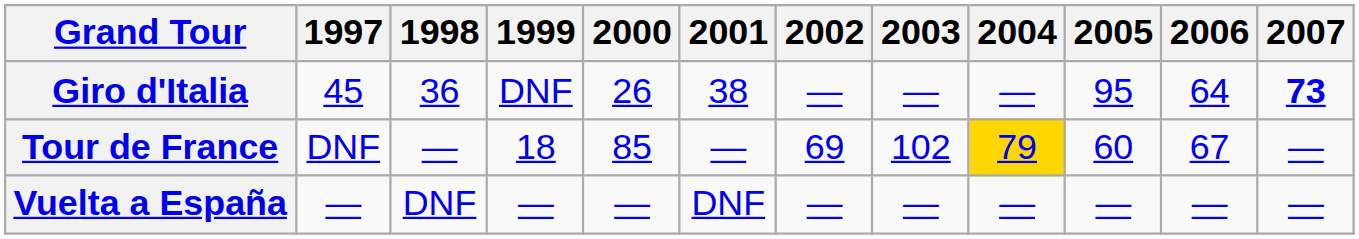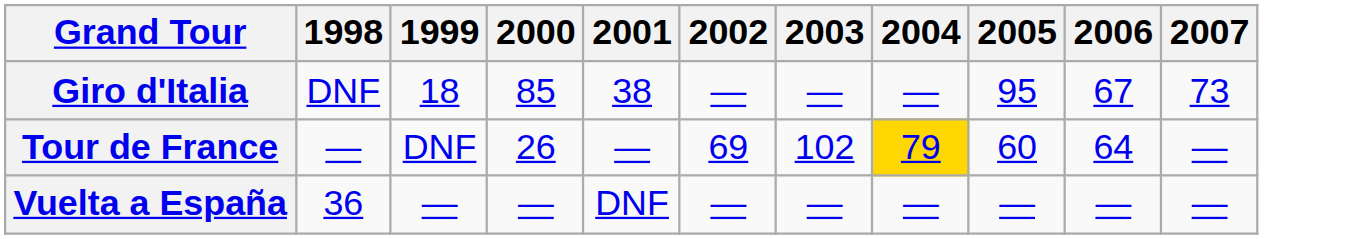- column: (343, 32)
(440, 89) 36 -> (343, 89) DNF
(536, 89) DNF -> (440, 89) 18
(632, 89) 26 -> (536, 89) 85
(1210, 89) 64 -> (1113, 89) 67
(1306, 89) bold -> (1210, 89) normal
(536, 146) 18 -> (440, 146) DNF
(632, 146) 85 -> (536, 146) 26
(1210, 146) 67 -> (1113, 146) 64
(440, 203) DNF -> (343, 203) 36
